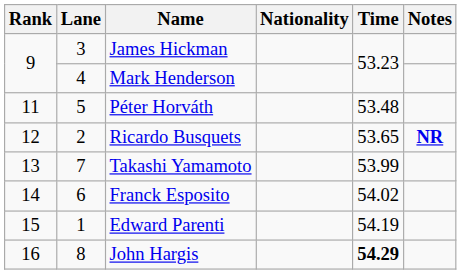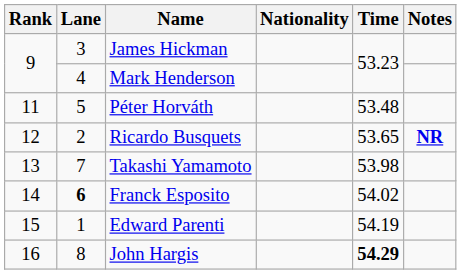(378, 166) 53.99 -> (378, 166) 53.98
(81, 195) normal -> (81, 195) bold
